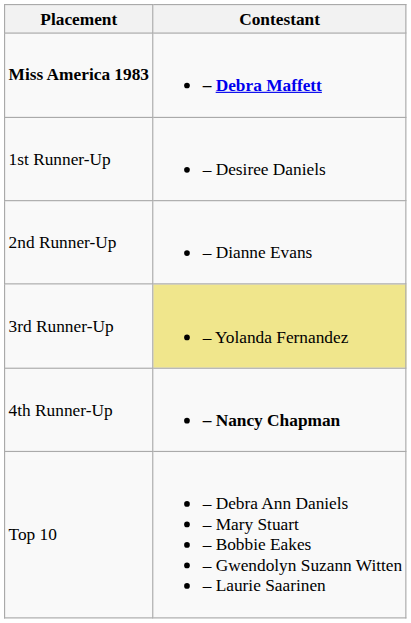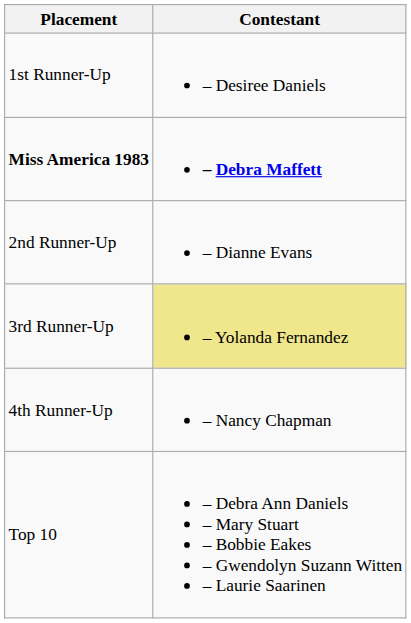rows swapped: (79, 75) <-> (60, 158)
(280, 420) bold -> (280, 420) normal
